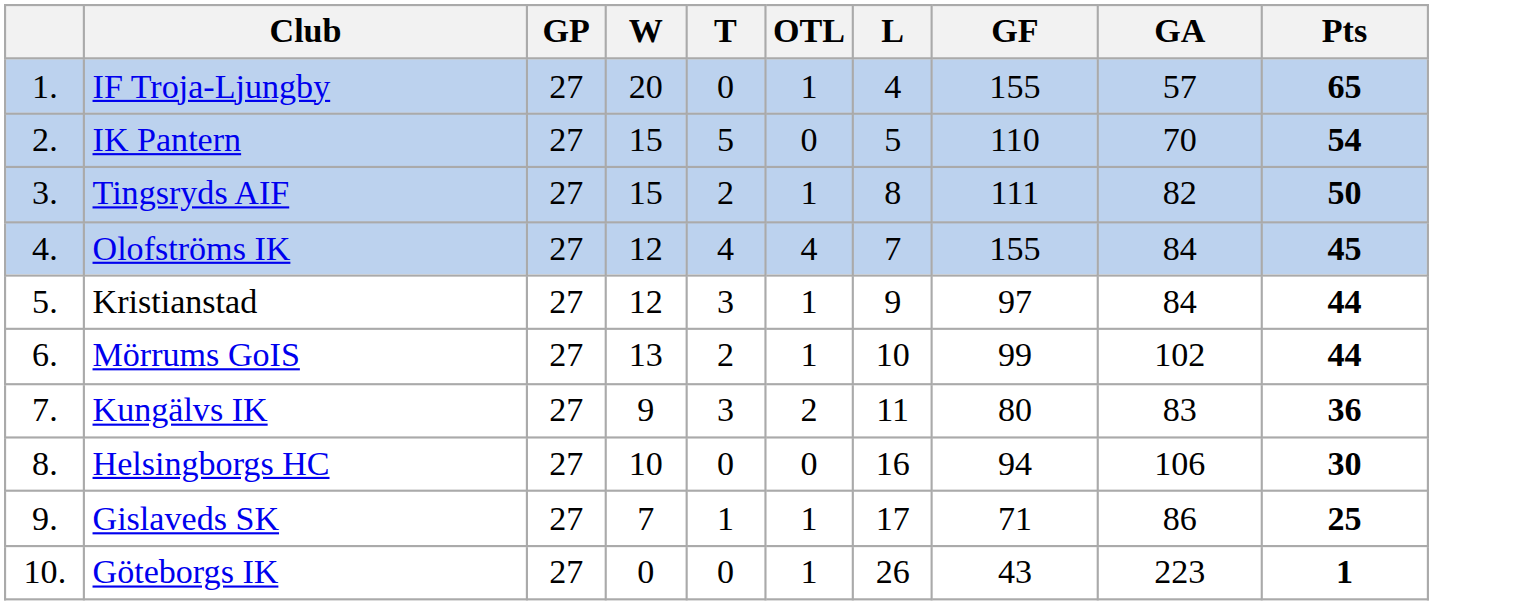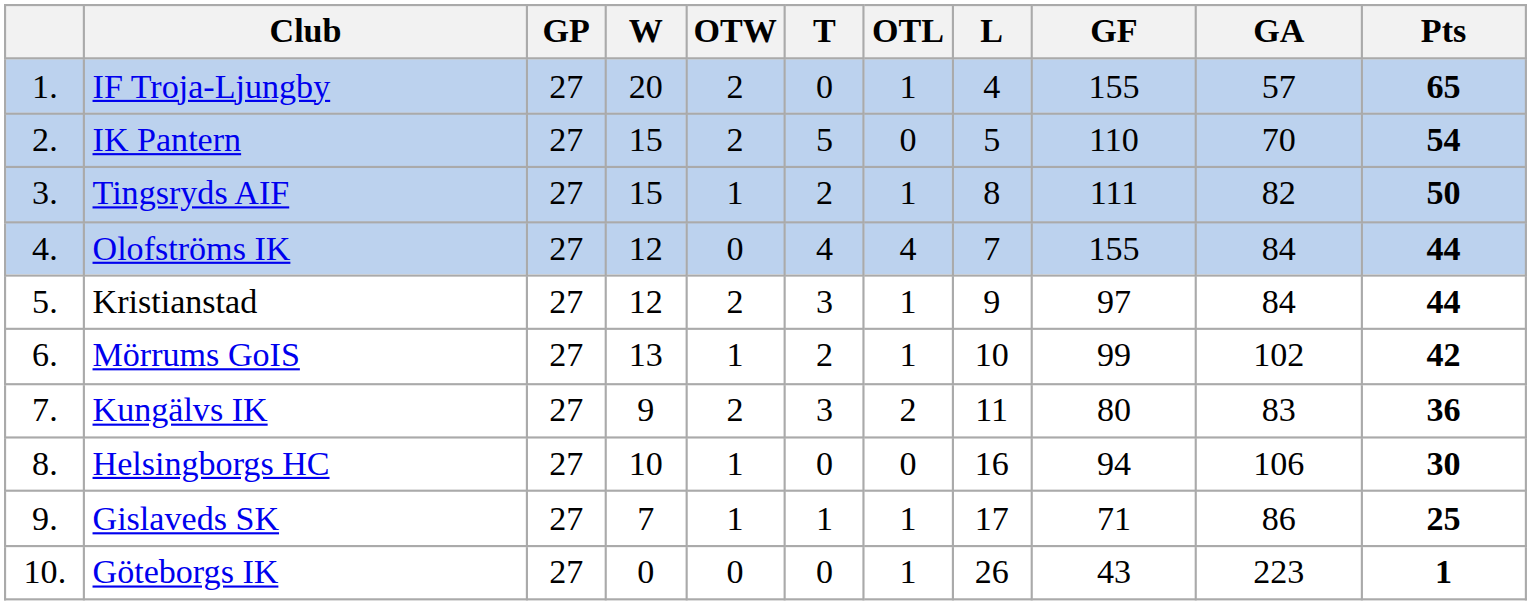+ column: (735, 31)
(1345, 247) 45 -> (1444, 247) 44
(1345, 355) 44 -> (1444, 355) 42
